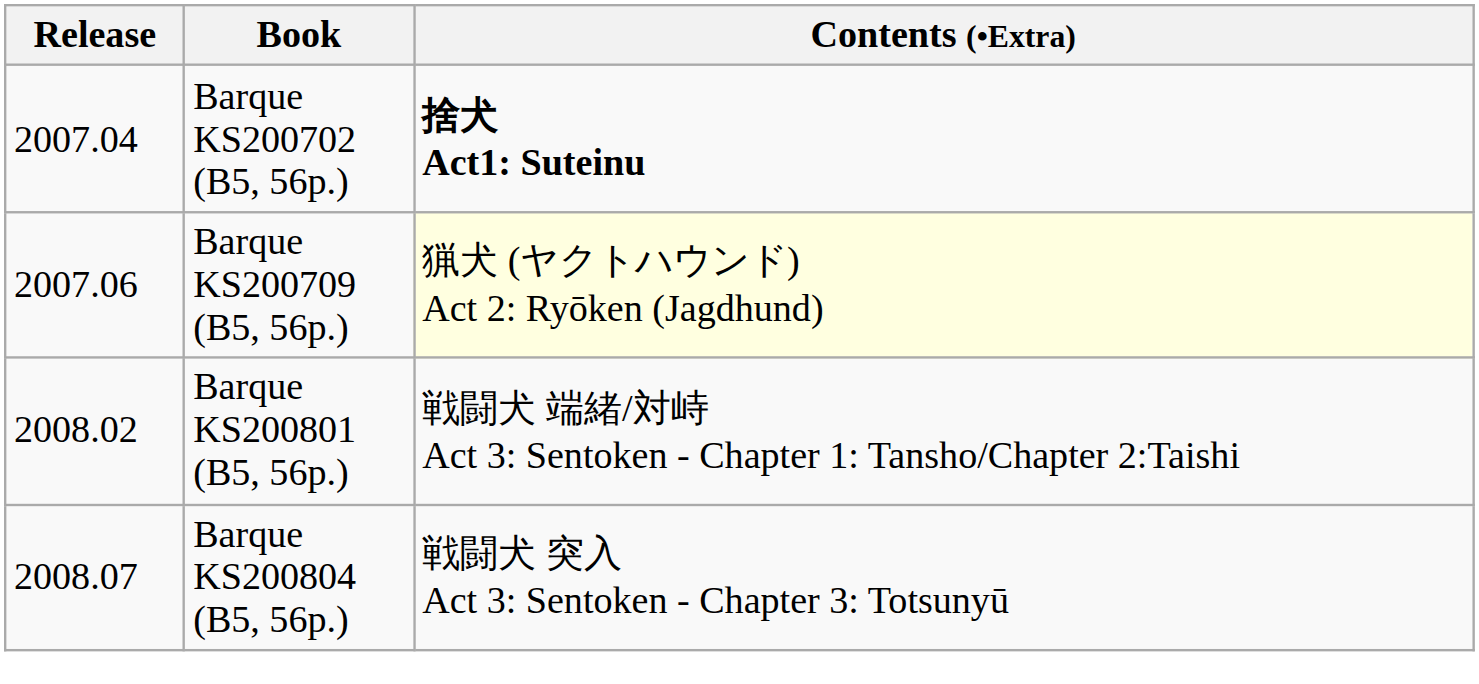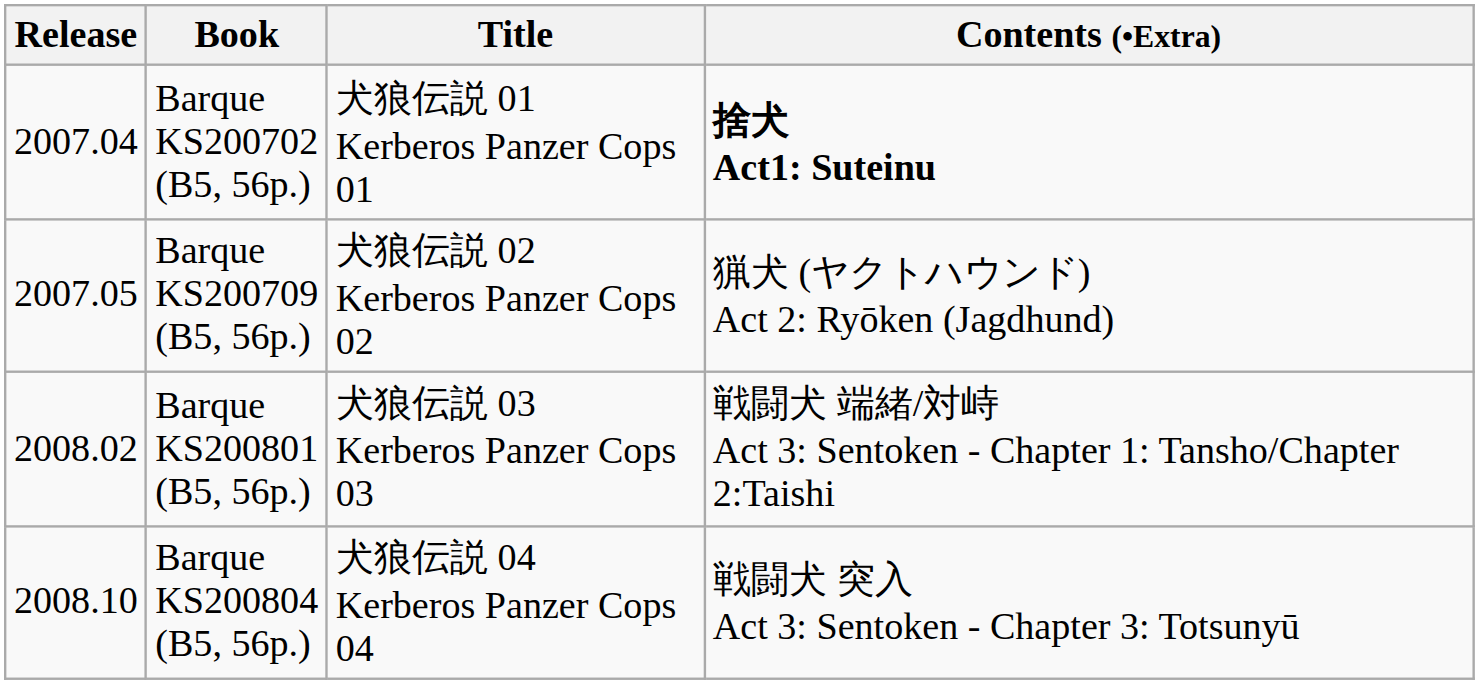+ column: (515, 34)
(76, 284) 2007.06 -> (76, 294) 2007.05
(623, 285) lightyellow background -> (914, 295) no background
(76, 576) 2008.07 -> (76, 601) 2008.10
